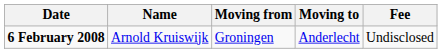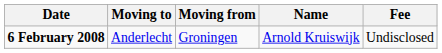columns swapped: (160, 15) <-> (329, 15)
